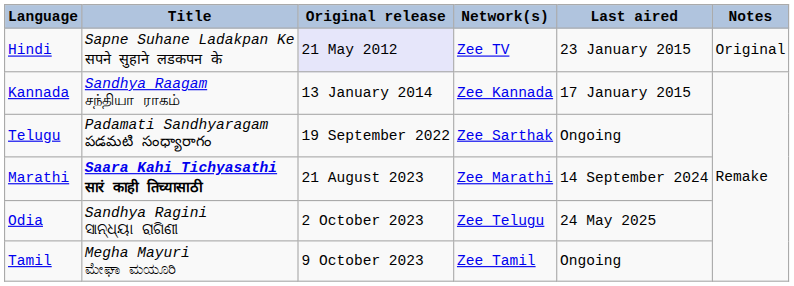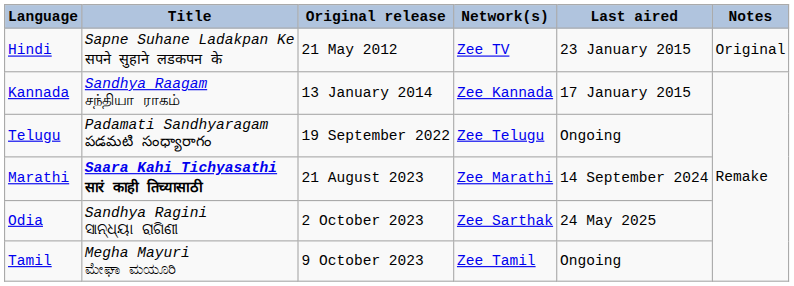(350, 50) lavender background -> (350, 50) no background
(505, 135) Zee Sarthak -> (501, 135) Zee Telugu
(501, 221) Zee Telugu -> (505, 221) Zee Sarthak
